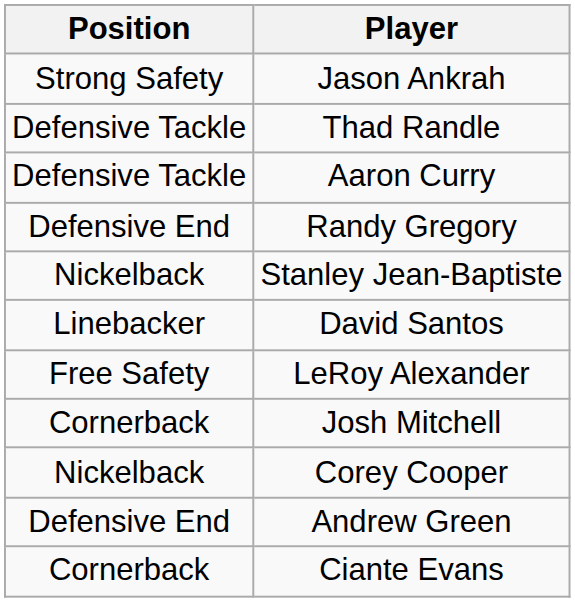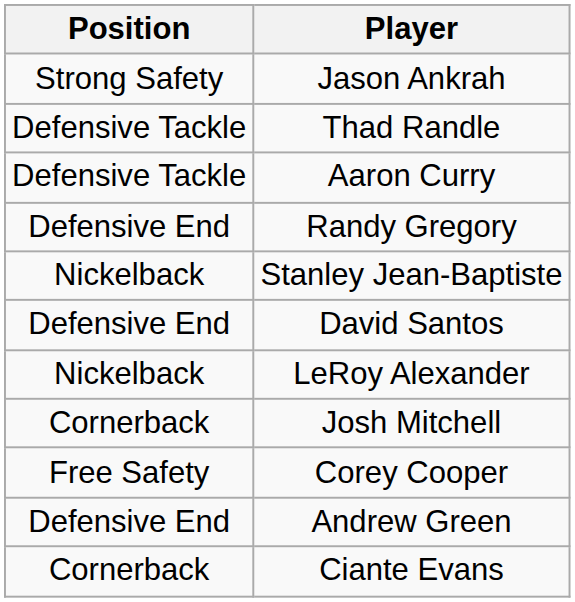(129, 324) Linebacker -> (129, 324) Defensive End
(129, 373) Free Safety -> (129, 373) Nickelback
(129, 472) Nickelback -> (129, 472) Free Safety
